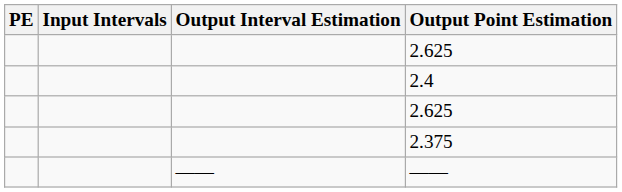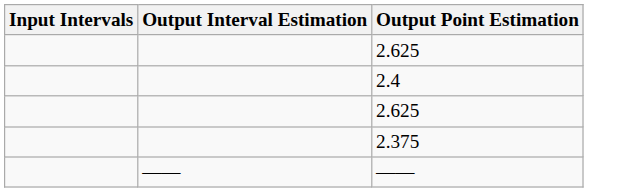- column: (21, 19)
